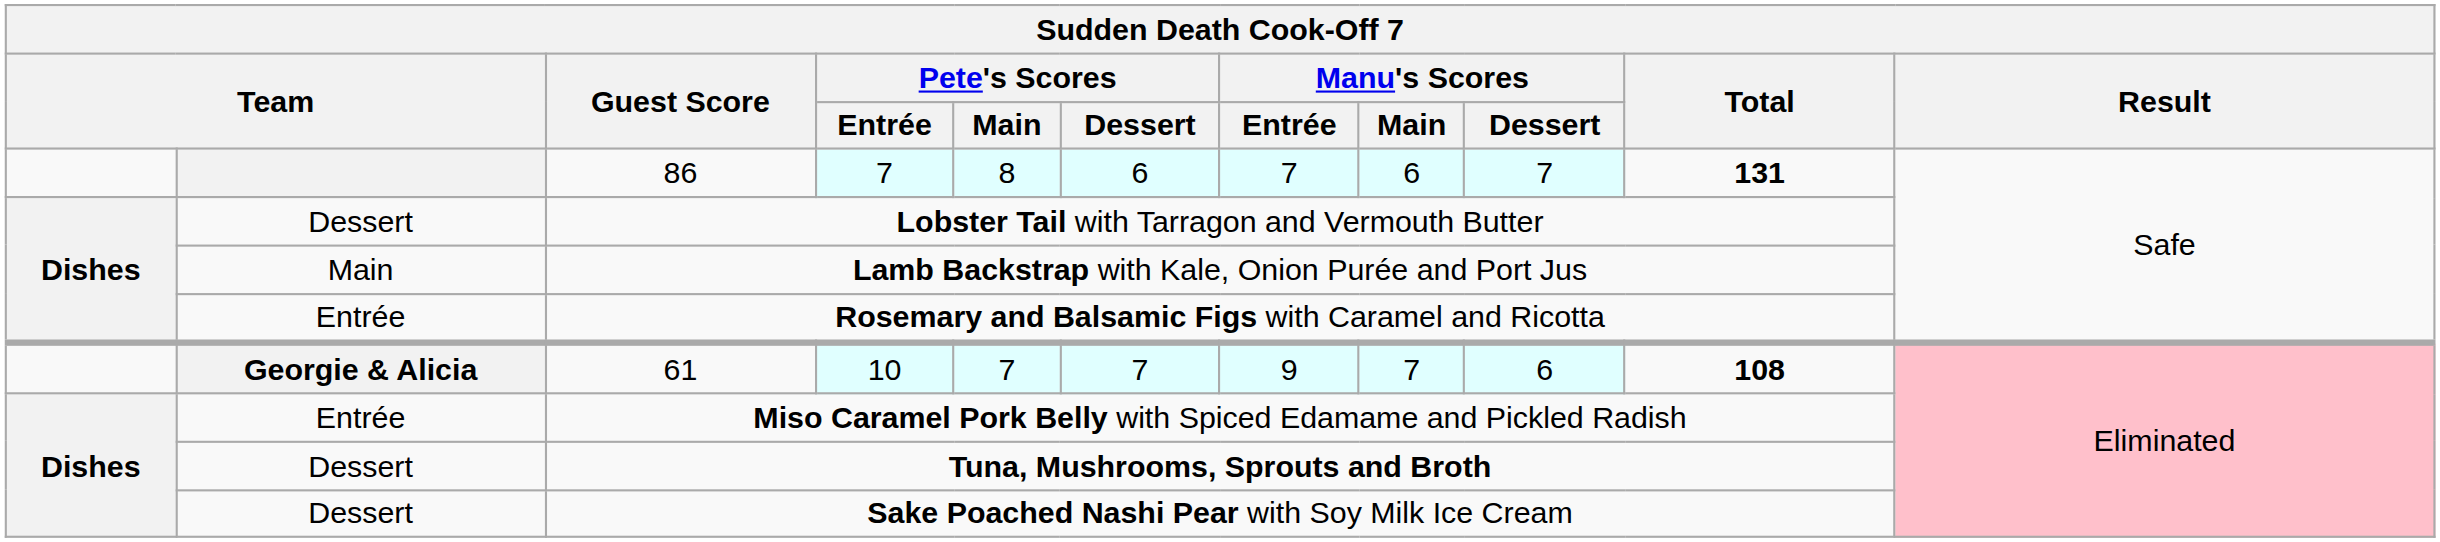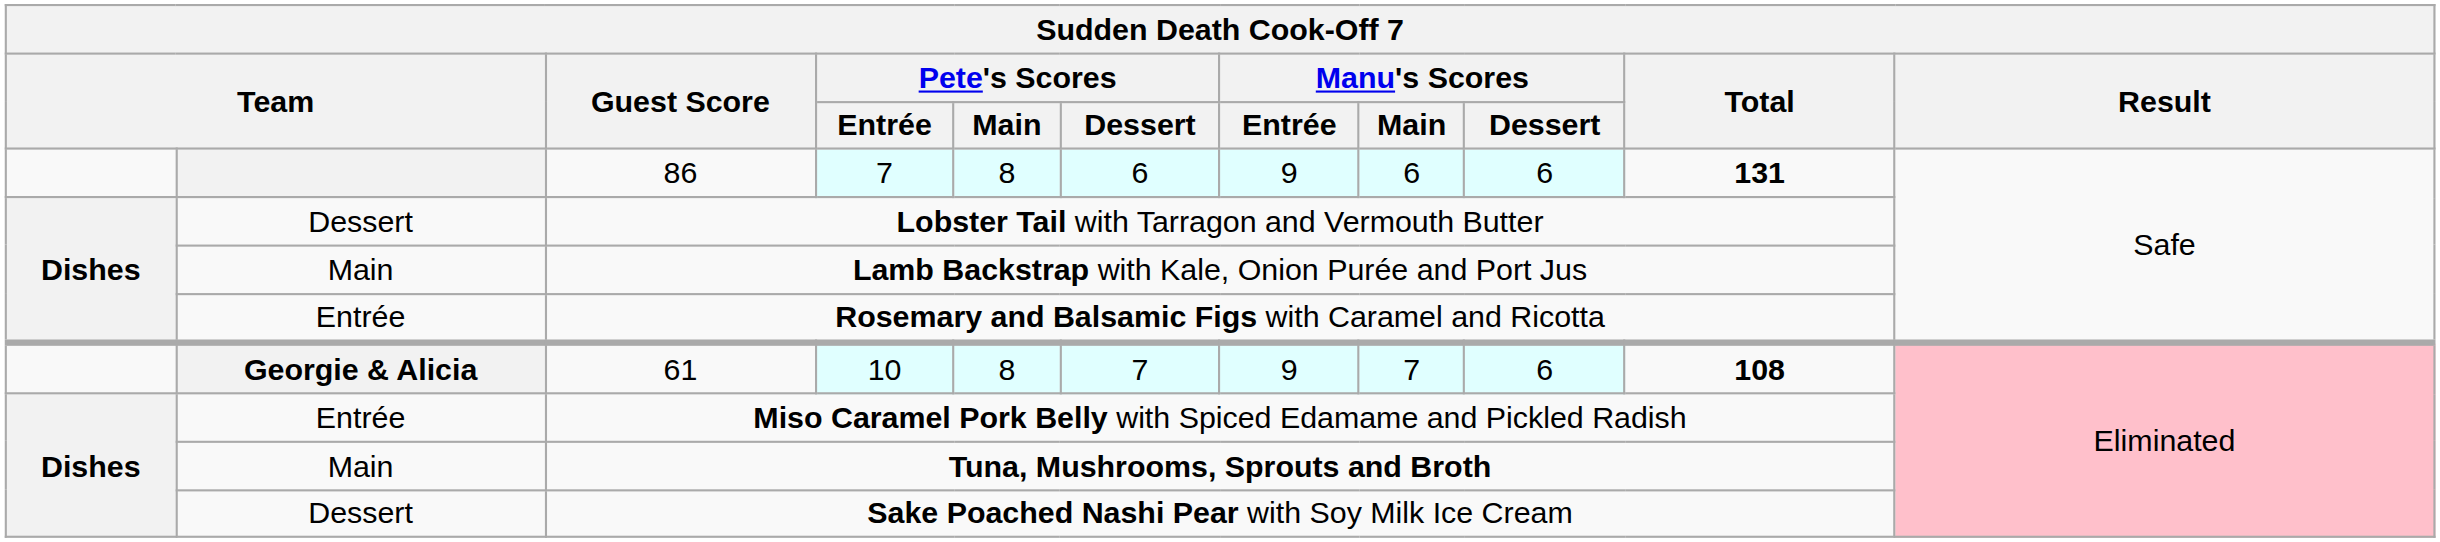(1289, 173) 7 -> (1289, 173) 9
(1545, 173) 7 -> (1545, 173) 6
(1007, 370) 7 -> (1007, 370) 8
(361, 466) Dessert -> (361, 466) Main
